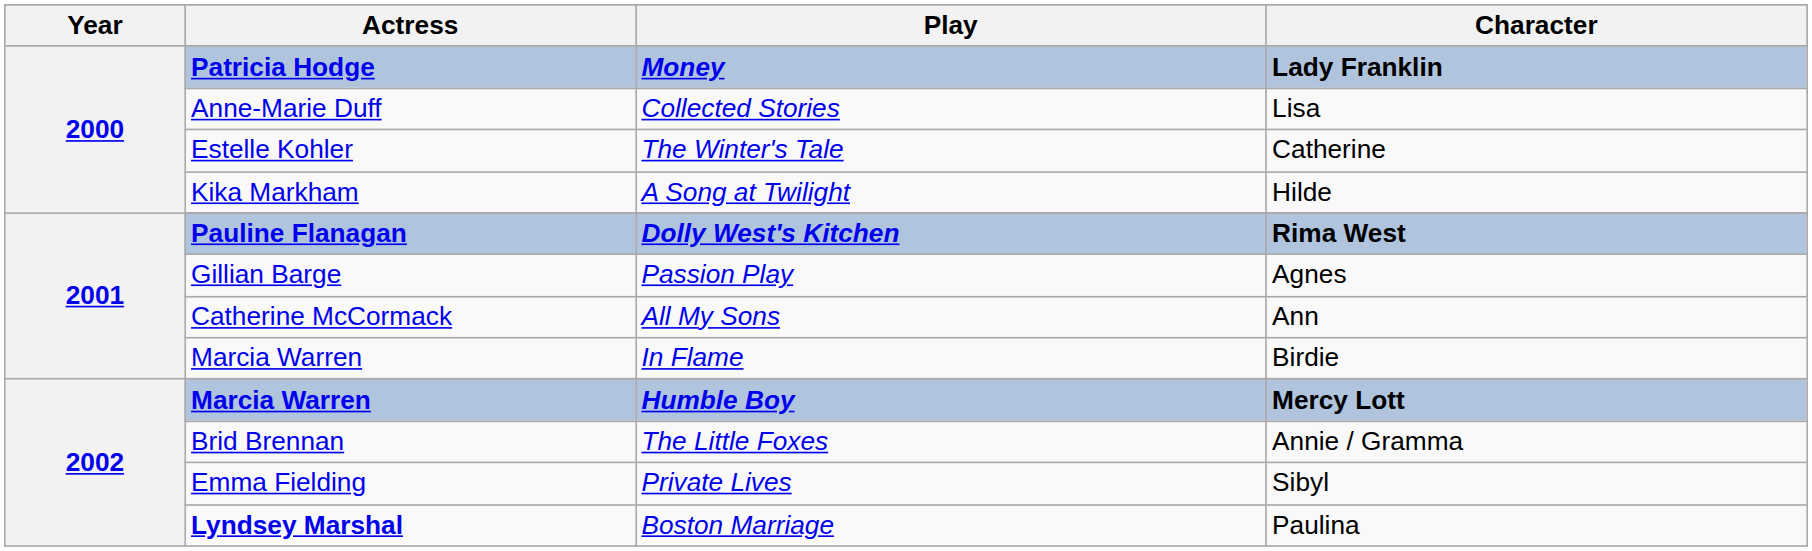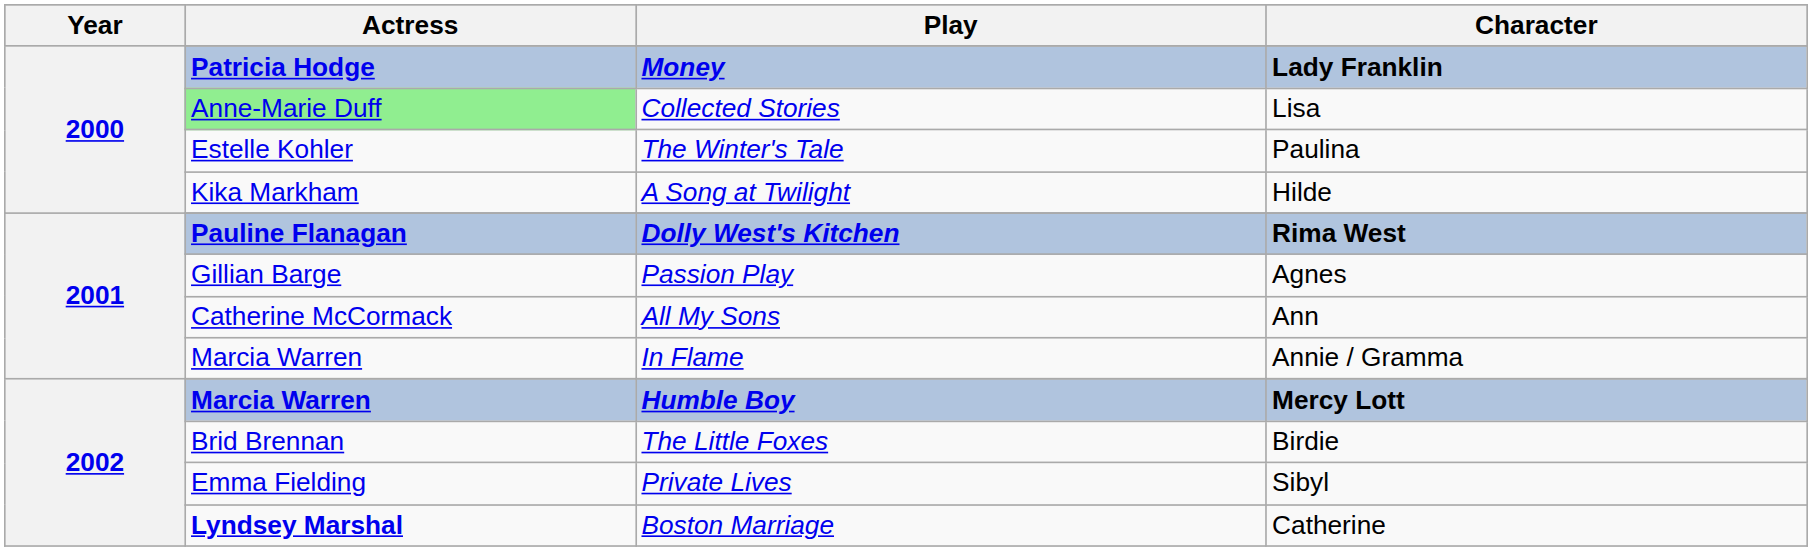(286, 108) no background -> (286, 108) lightgreen background
(1329, 150) Catherine -> (1316, 150) Paulina
(1306, 358) Birdie -> (1368, 358) Annie / Gramma
(1368, 441) Annie / Gramma -> (1306, 441) Birdie
(1316, 524) Paulina -> (1329, 524) Catherine
